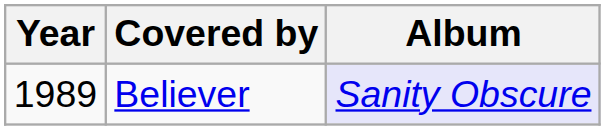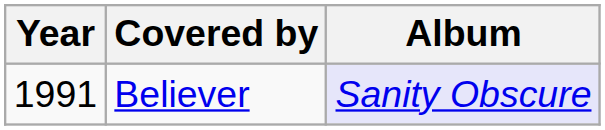(55, 93) 1989 -> (55, 93) 1991
